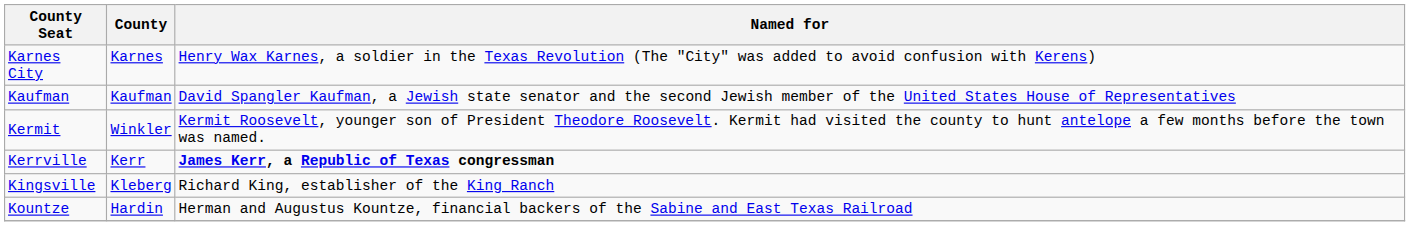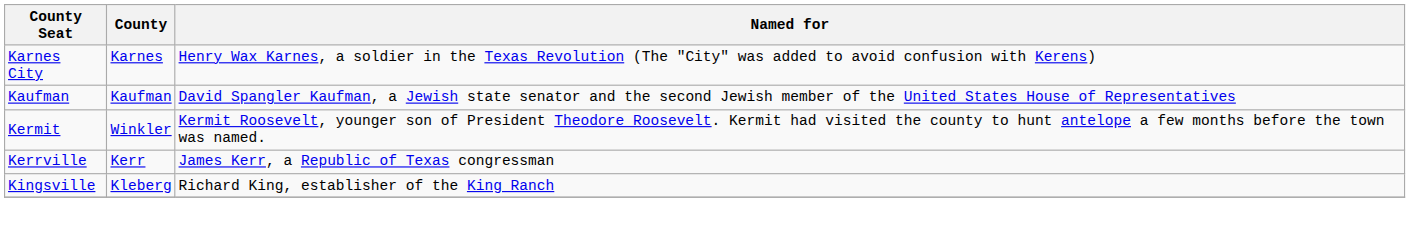(366, 162) bold -> (366, 162) normal
- row: (39, 209)
